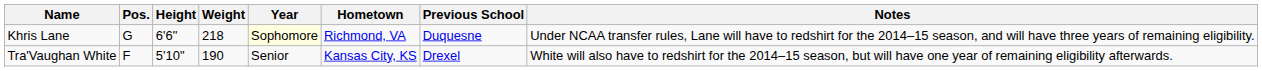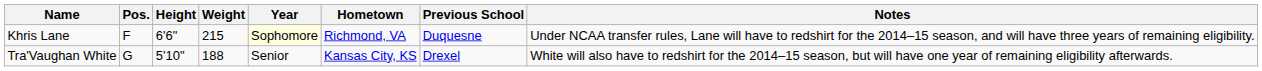(128, 35) G -> (126, 35) F
(213, 35) 218 -> (213, 35) 215
(126, 55) F -> (128, 55) G
(213, 55) 190 -> (213, 55) 188
